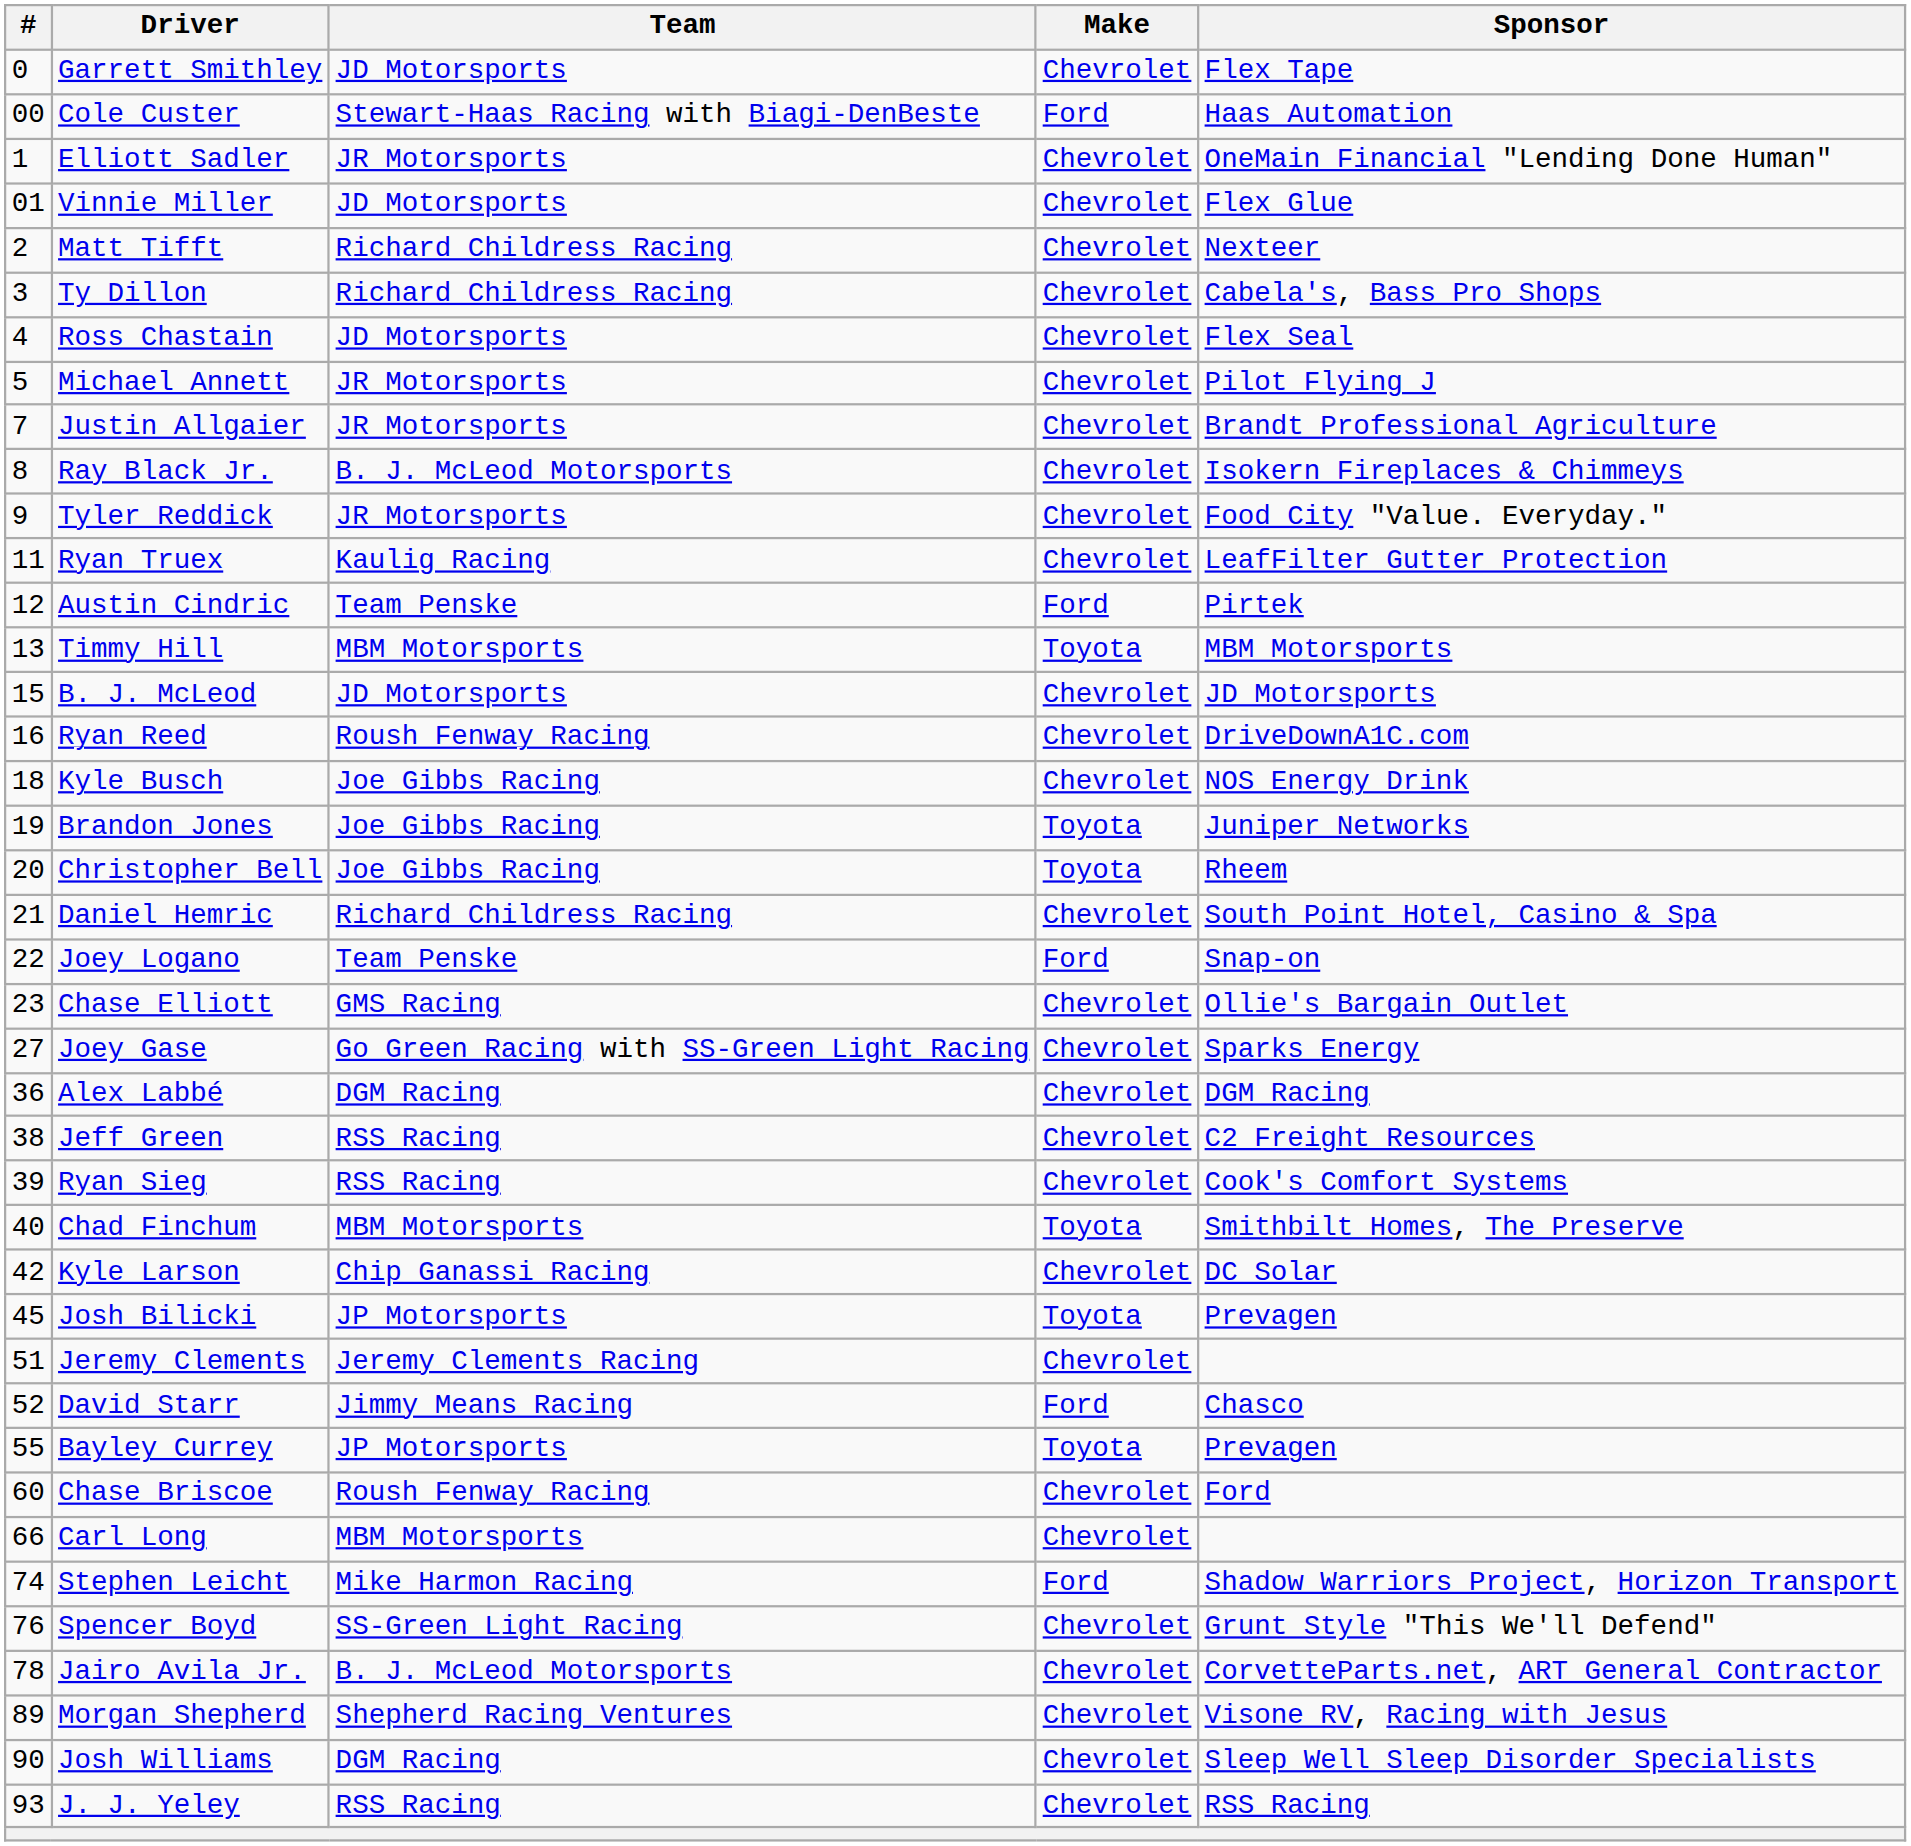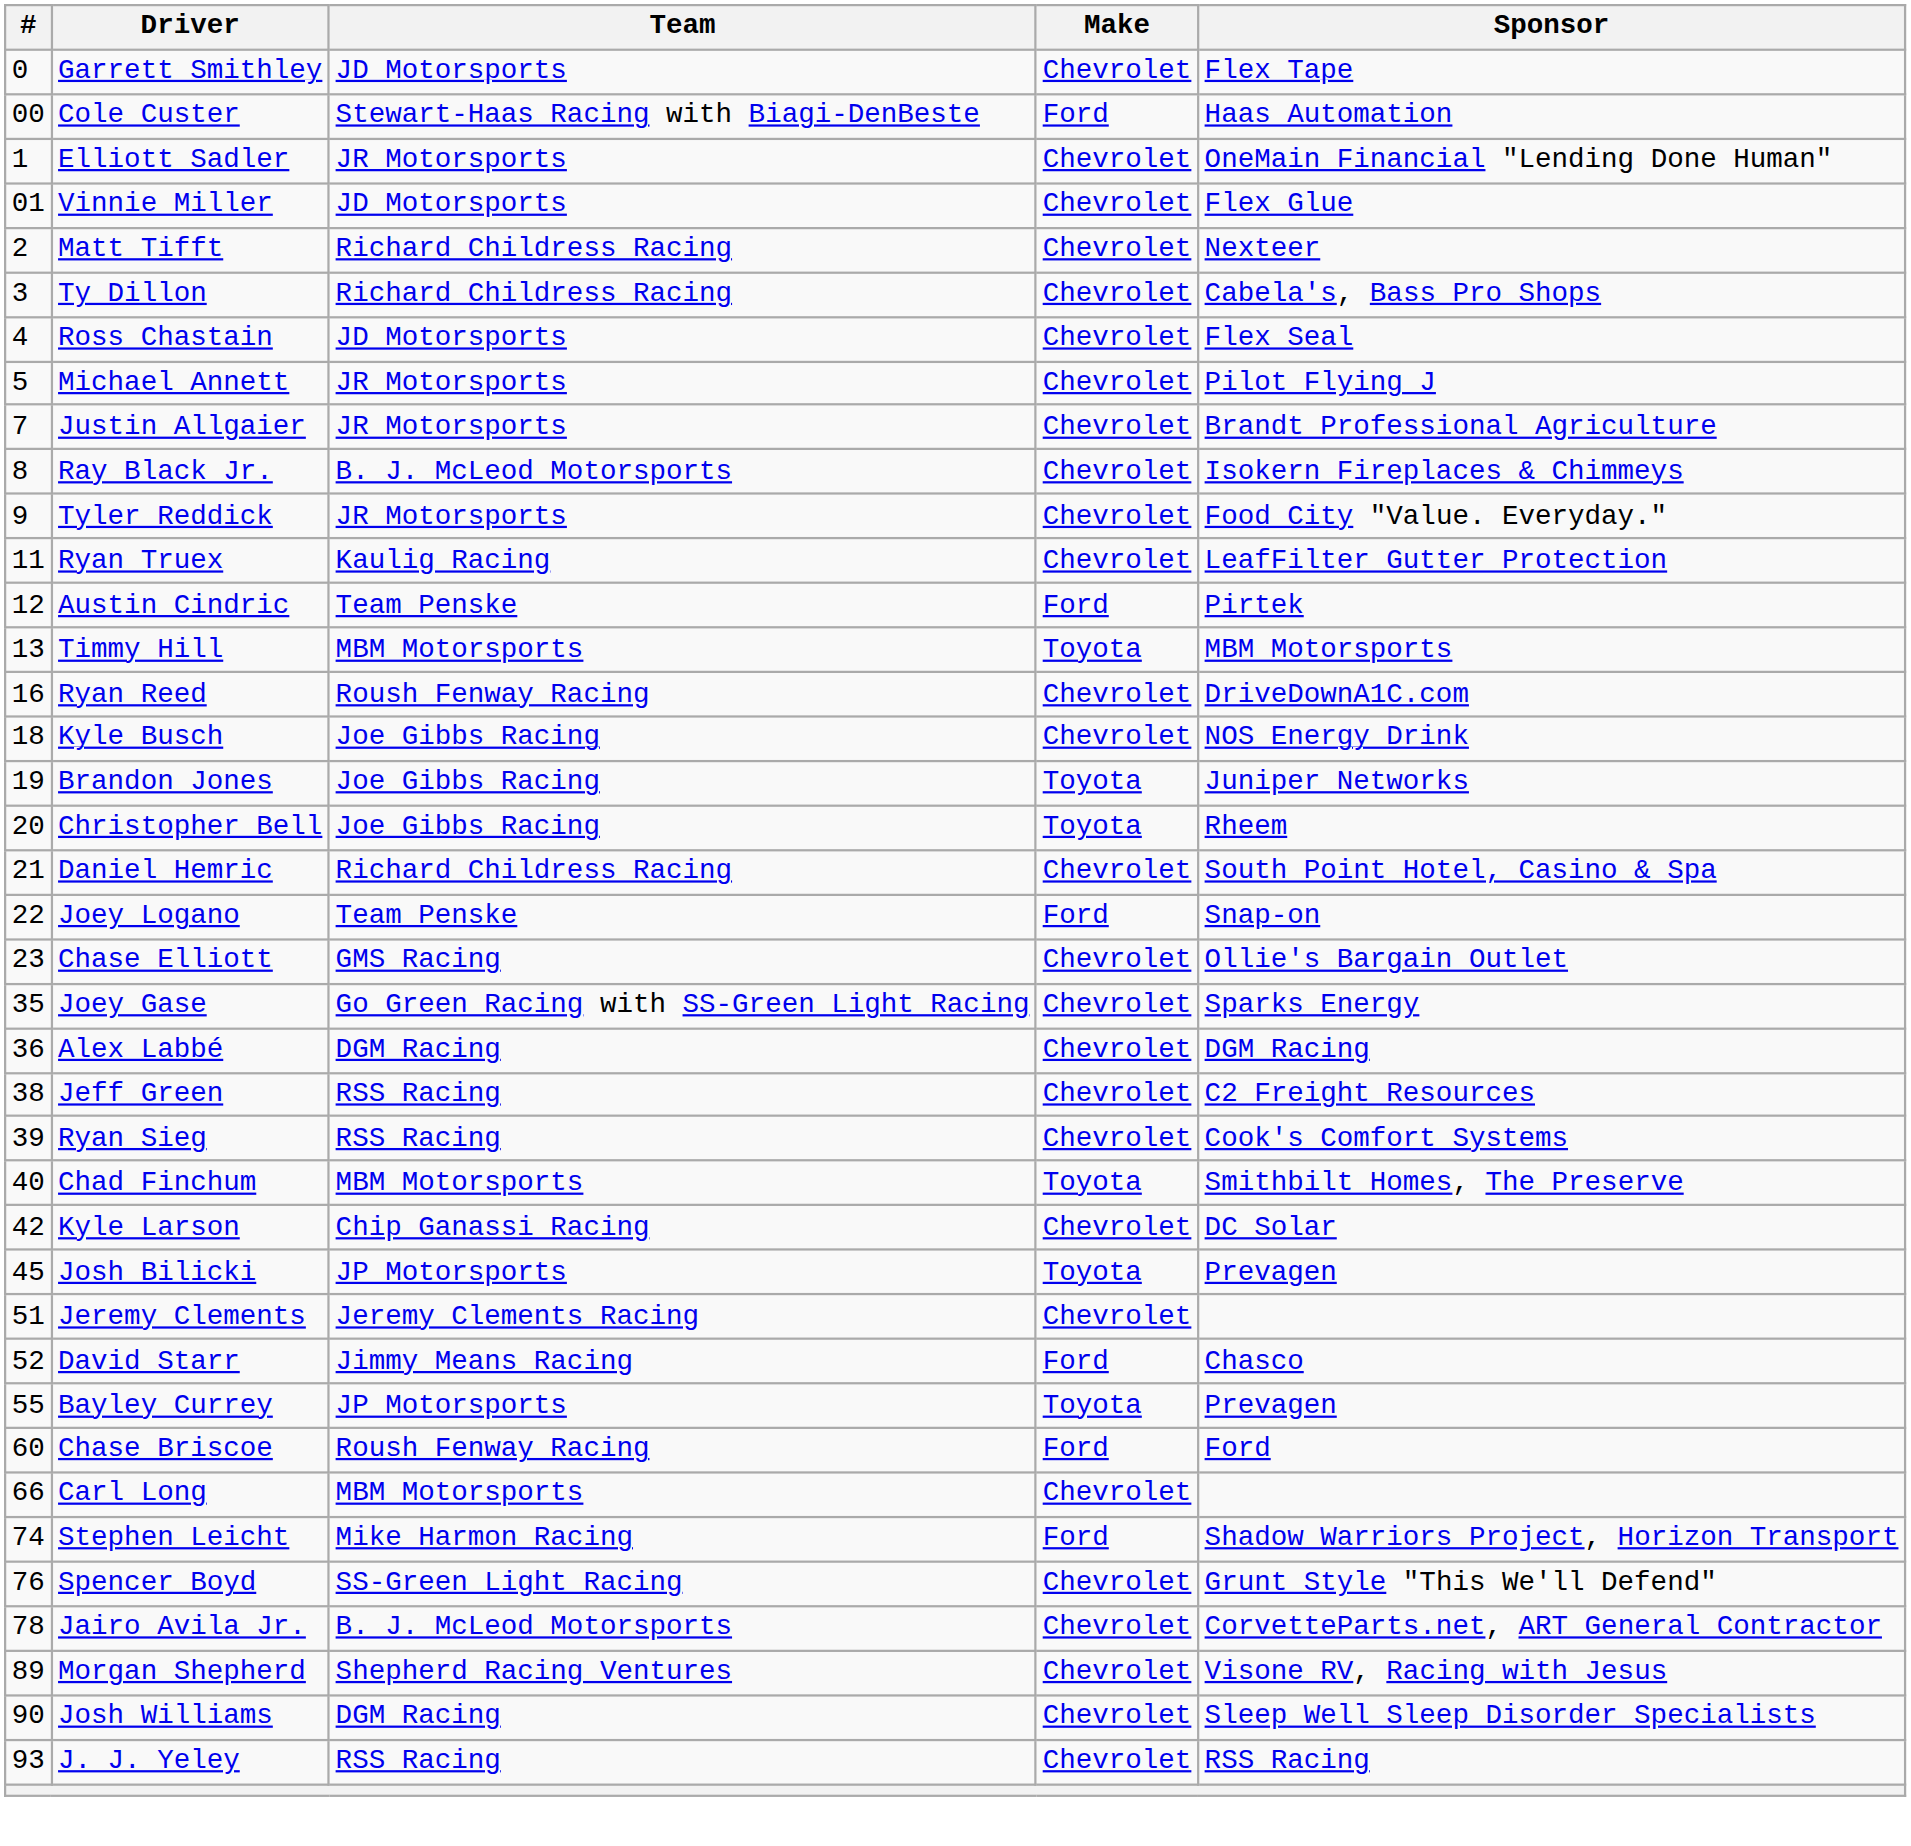- row: (157, 695)
(28, 1050) 27 -> (28, 1006) 35
(1117, 1495) Chevrolet -> (1076, 1450) Ford
